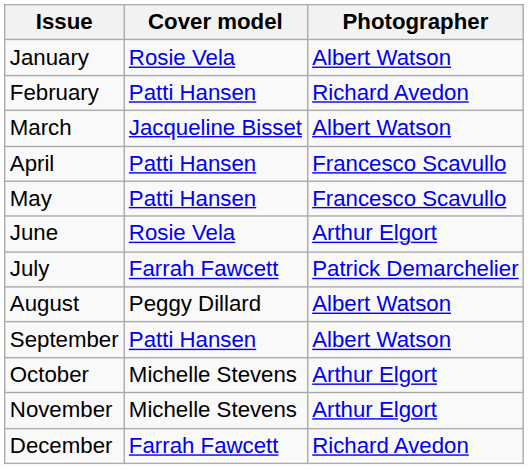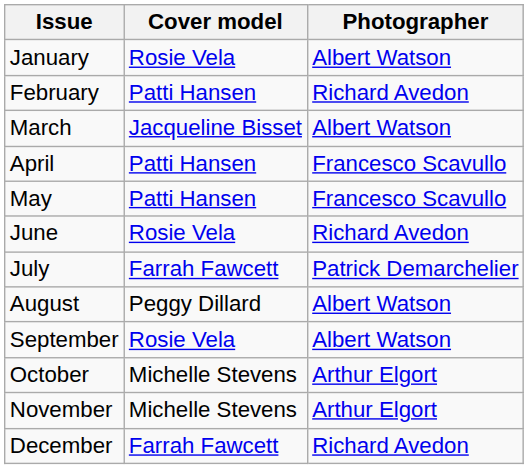(375, 233) Arthur Elgort -> (390, 233) Richard Avedon
(193, 339) Patti Hansen -> (182, 339) Rosie Vela
